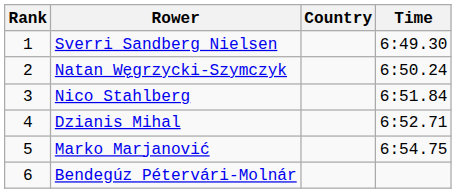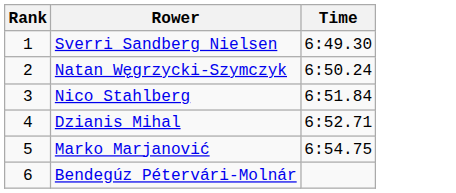- column: (338, 18)
